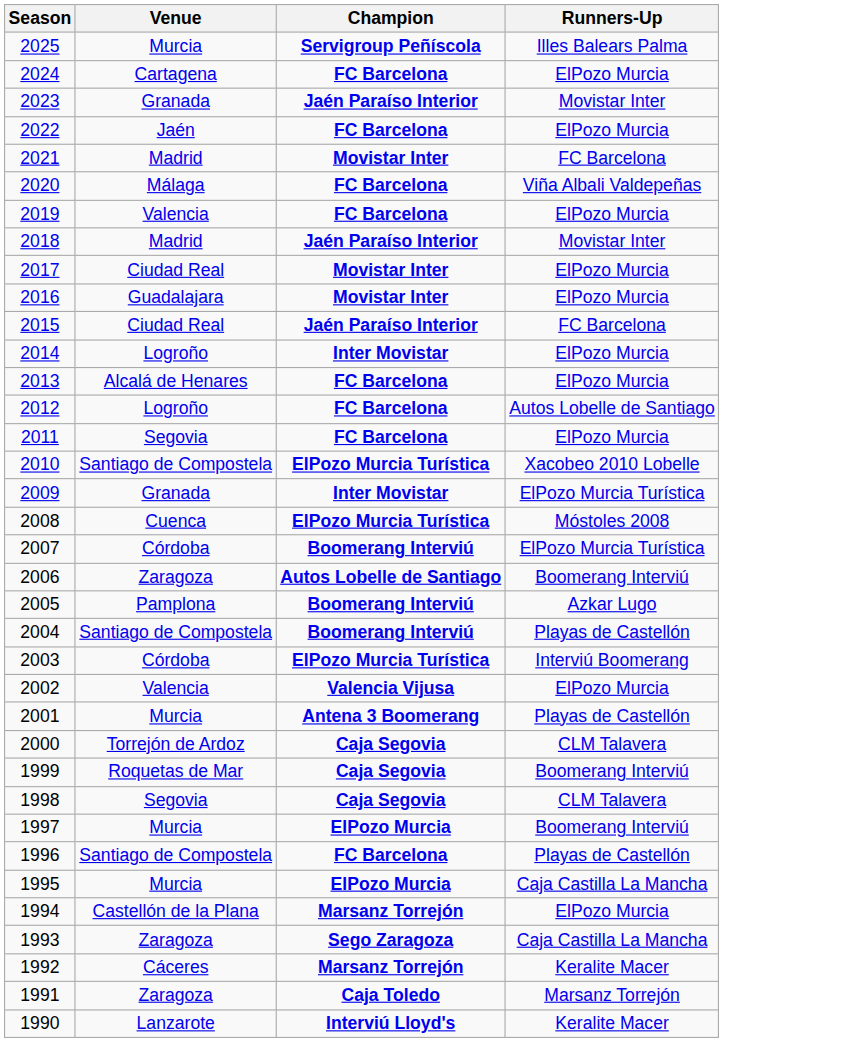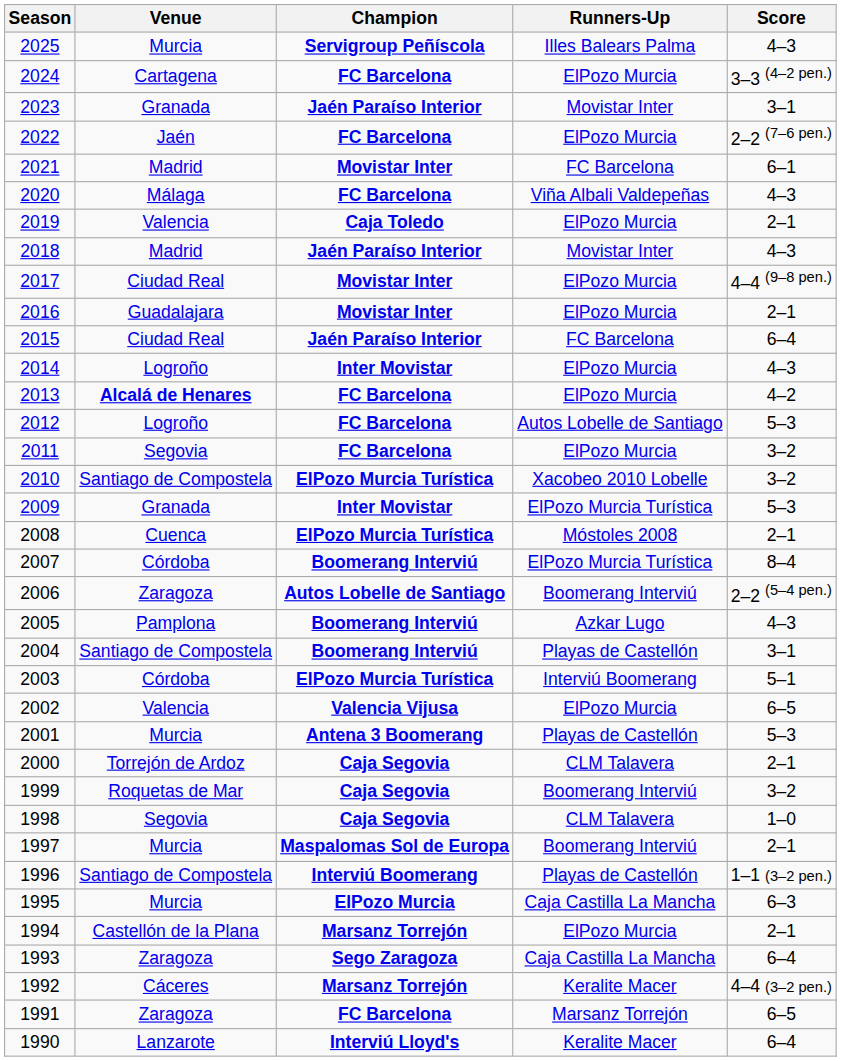+ column: (781, 18)
(391, 213) FC Barcelona -> (395, 223) Caja Toledo
(176, 381) normal -> (176, 395) bold
(391, 827) ElPozo Murcia -> (395, 846) Maspalomas Sol de Europa
(391, 855) FC Barcelona -> (395, 874) Interviú Boomerang
(391, 995) Caja Toledo -> (395, 1014) FC Barcelona
